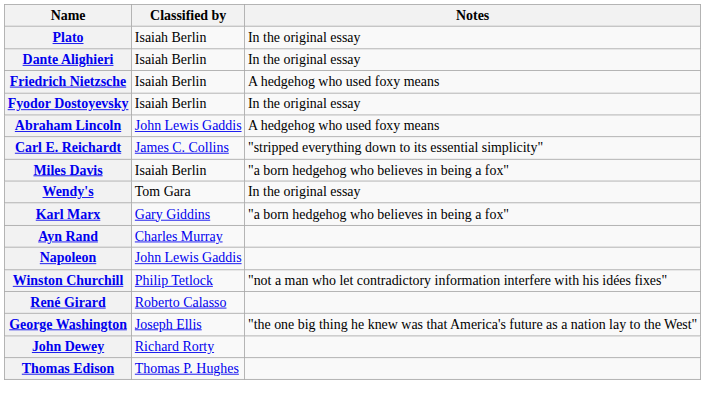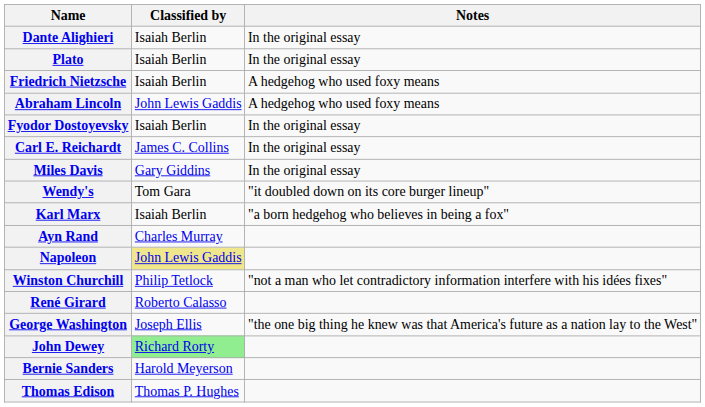rows swapped: (68, 37) <-> (68, 59)
rows swapped: (68, 103) <-> (68, 125)
(396, 147) "stripped everything down to its essential simplicity" -> (304, 147) In the original essay
(171, 170) Isaiah Berlin -> (173, 170) Gary Giddins
(379, 170) "a born hedgehog who believes in being a fox" -> (304, 170) In the original essay
(304, 192) In the original essay -> (369, 192) "it doubled down on its core burger lineup"
(173, 214) Gary Giddins -> (171, 214) Isaiah Berlin
(188, 258) no background -> (188, 258) khaki background
(174, 346) no background -> (174, 346) lightgreen background
+ row: (68, 368)
